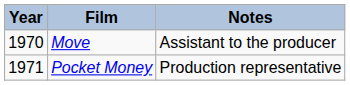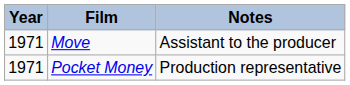(26, 43) 1970 -> (26, 43) 1971
